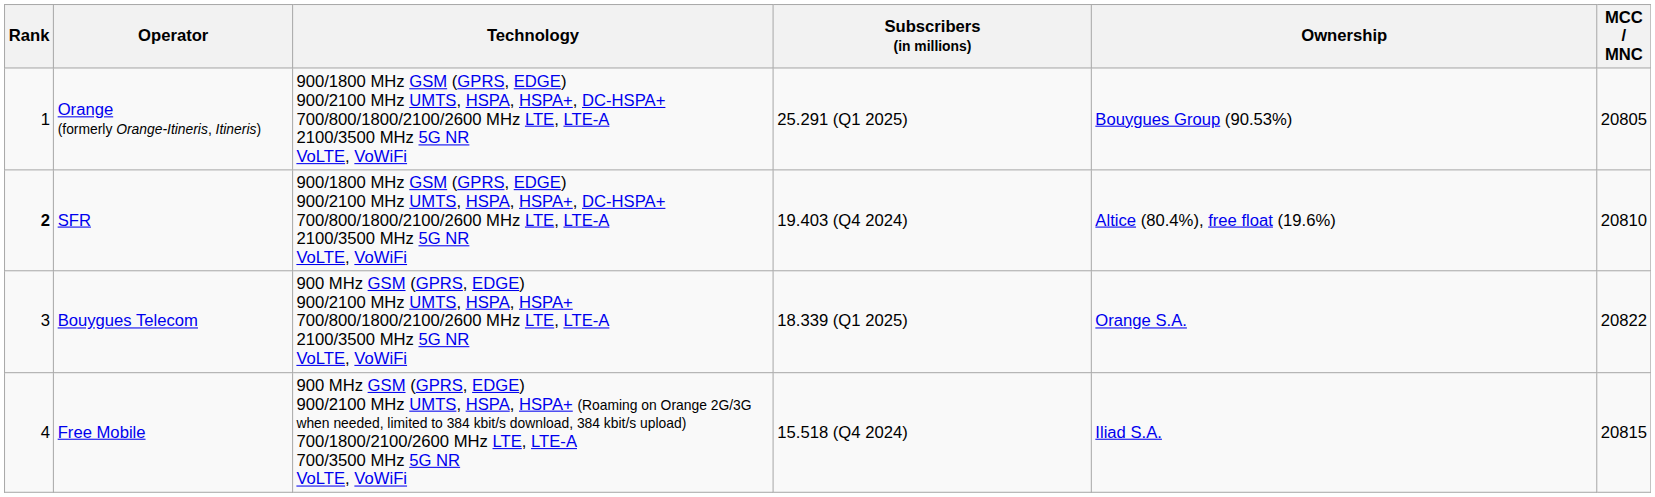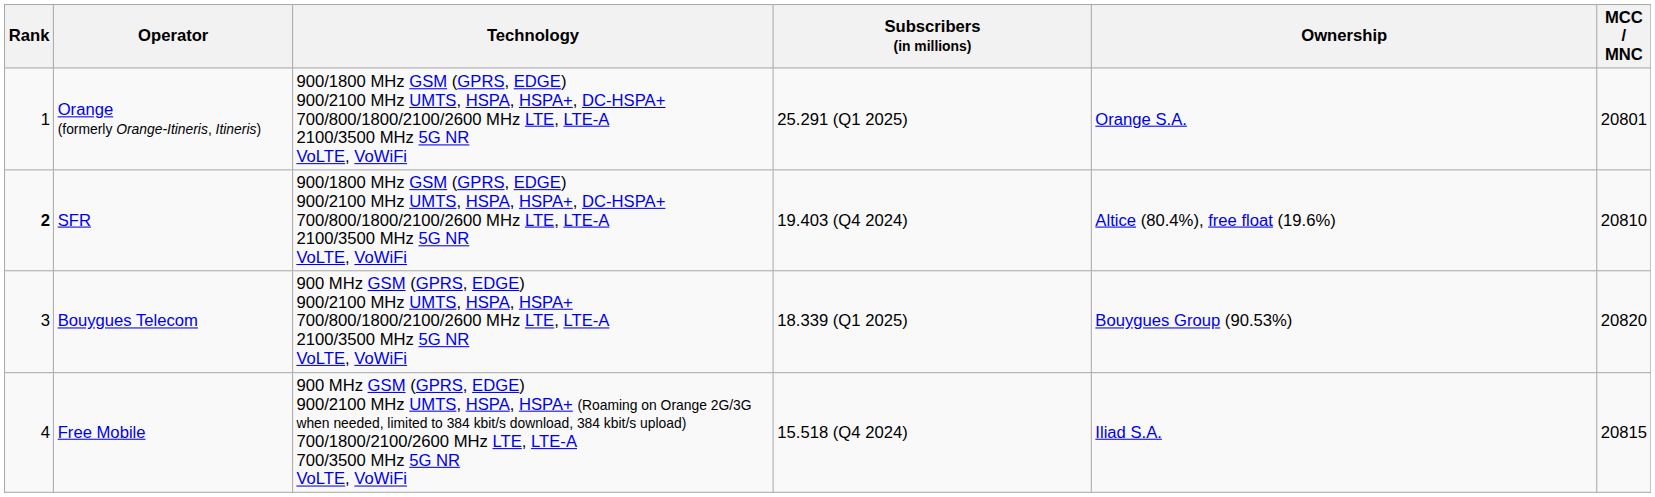(1194, 118) Bouygues Group (90.53%) -> (1141, 118) Orange S.A.
(1624, 118) 20805 -> (1624, 118) 20801
(1141, 321) Orange S.A. -> (1194, 321) Bouygues Group (90.53%)
(1624, 321) 20822 -> (1624, 321) 20820
